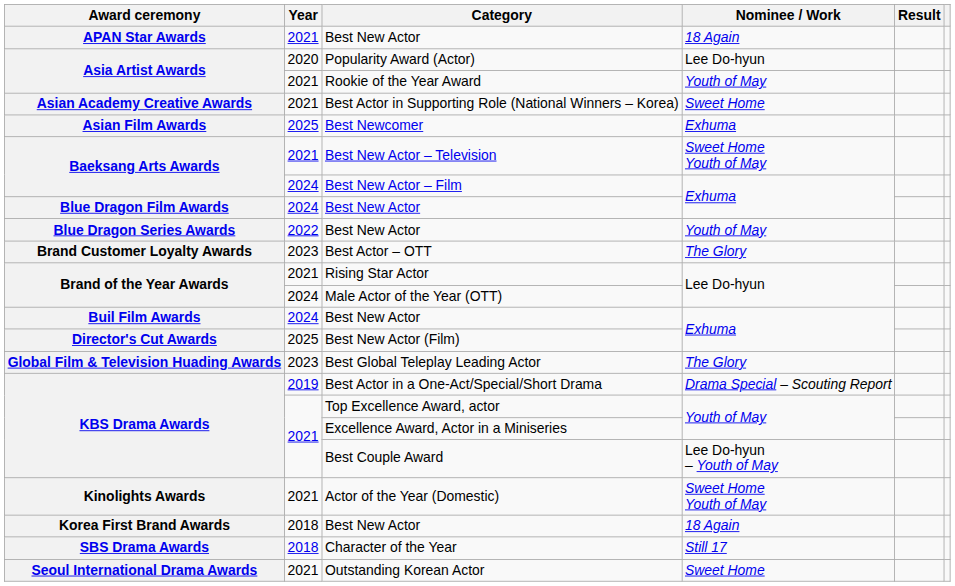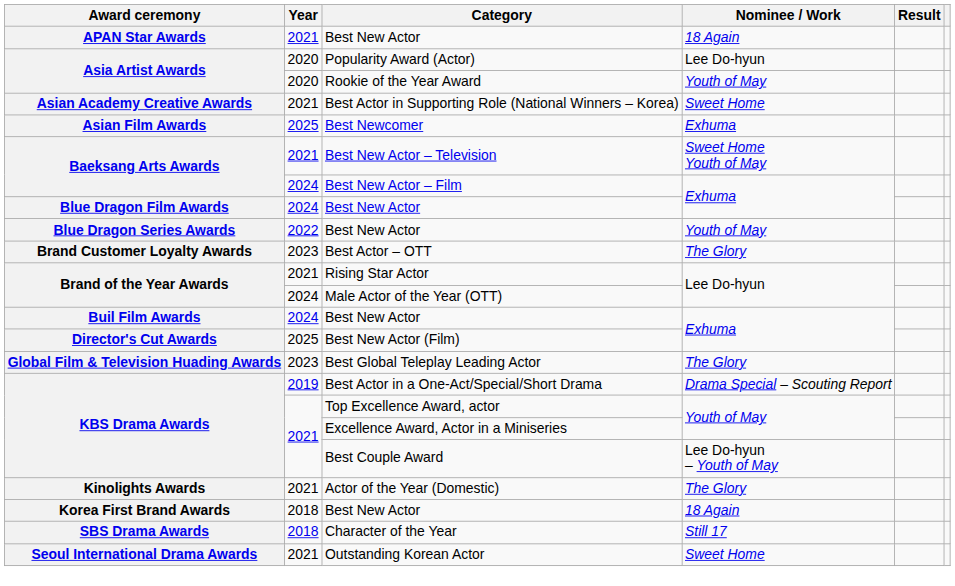(303, 81) 2021 -> (303, 81) 2020
(726, 496) Sweet Home Youth of May -> (716, 488) The Glory
